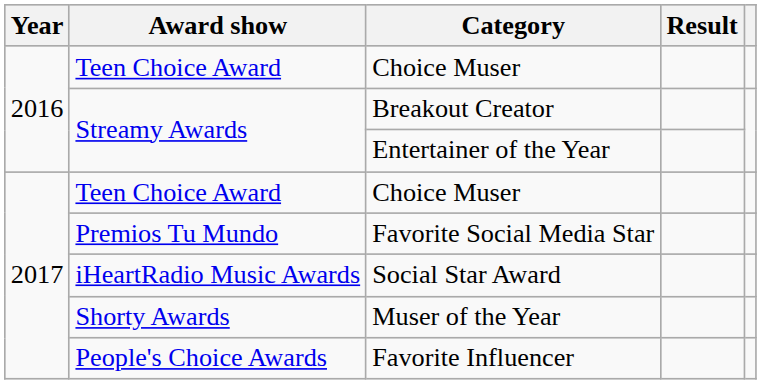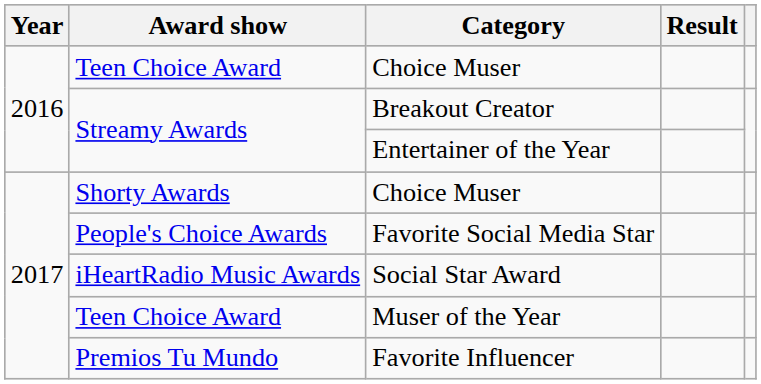(178, 191) Teen Choice Award -> (153, 191) Shorty Awards
(177, 233) Premios Tu Mundo -> (201, 233) People's Choice Awards
(153, 316) Shorty Awards -> (178, 316) Teen Choice Award
(201, 358) People's Choice Awards -> (177, 358) Premios Tu Mundo
